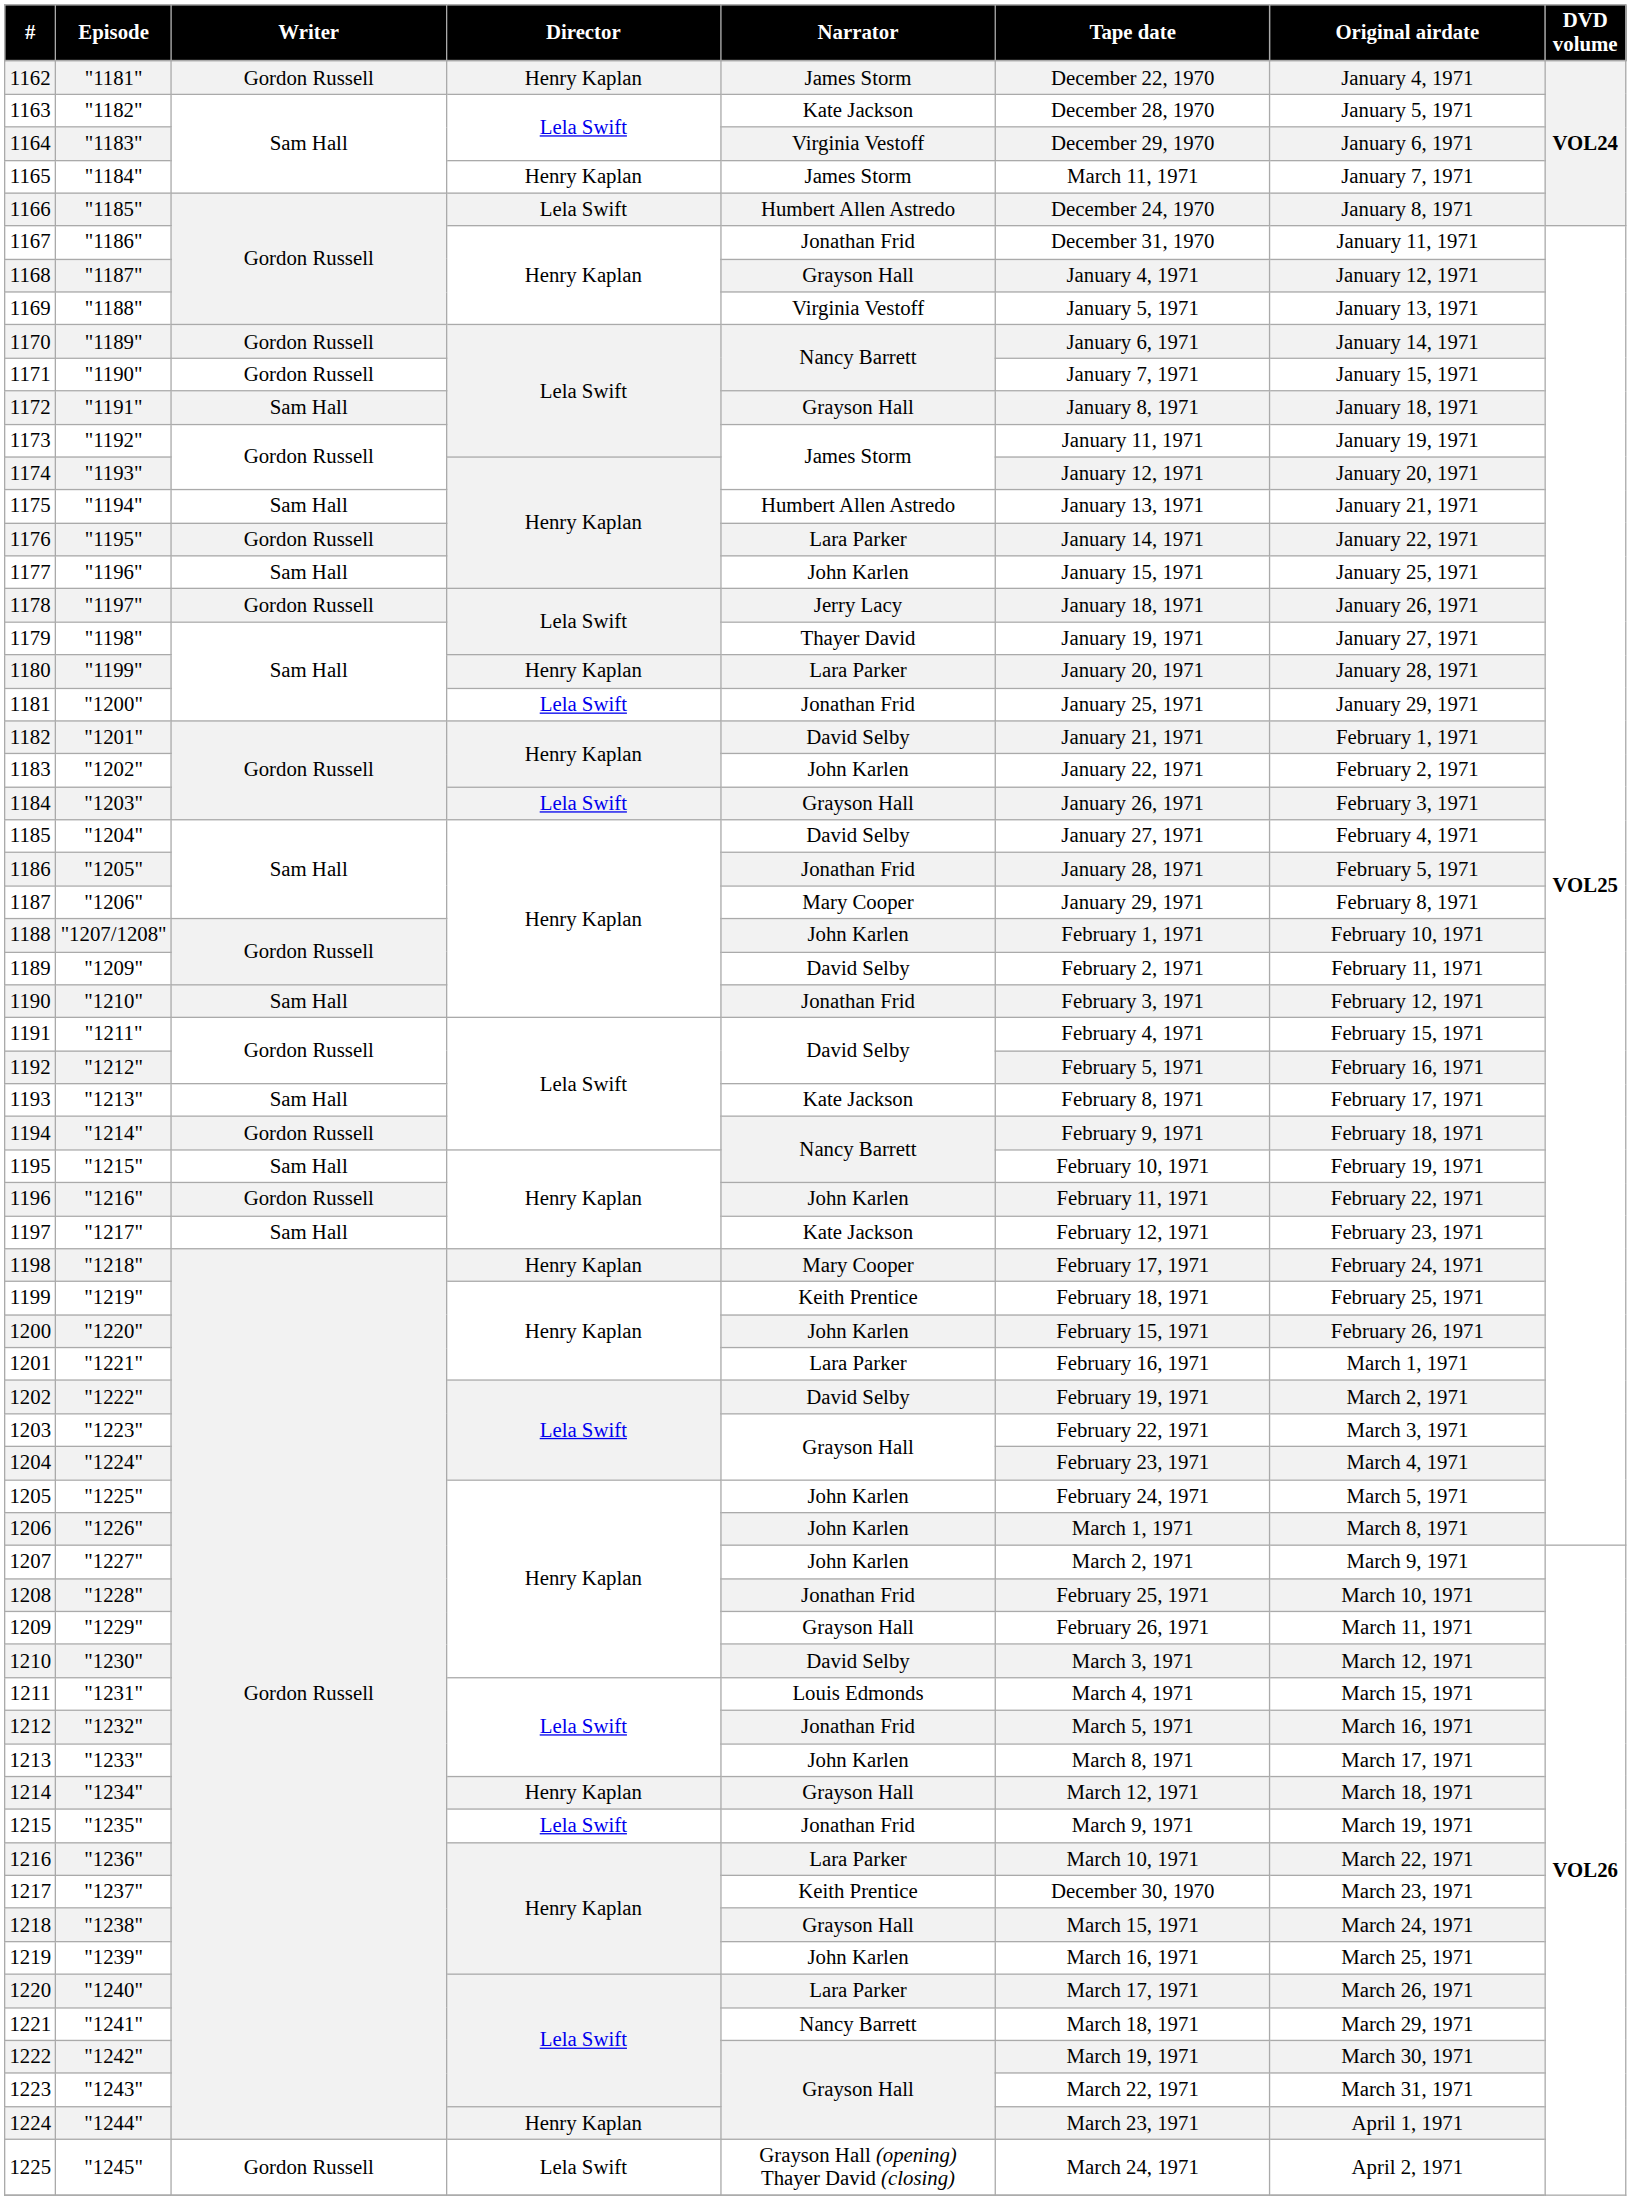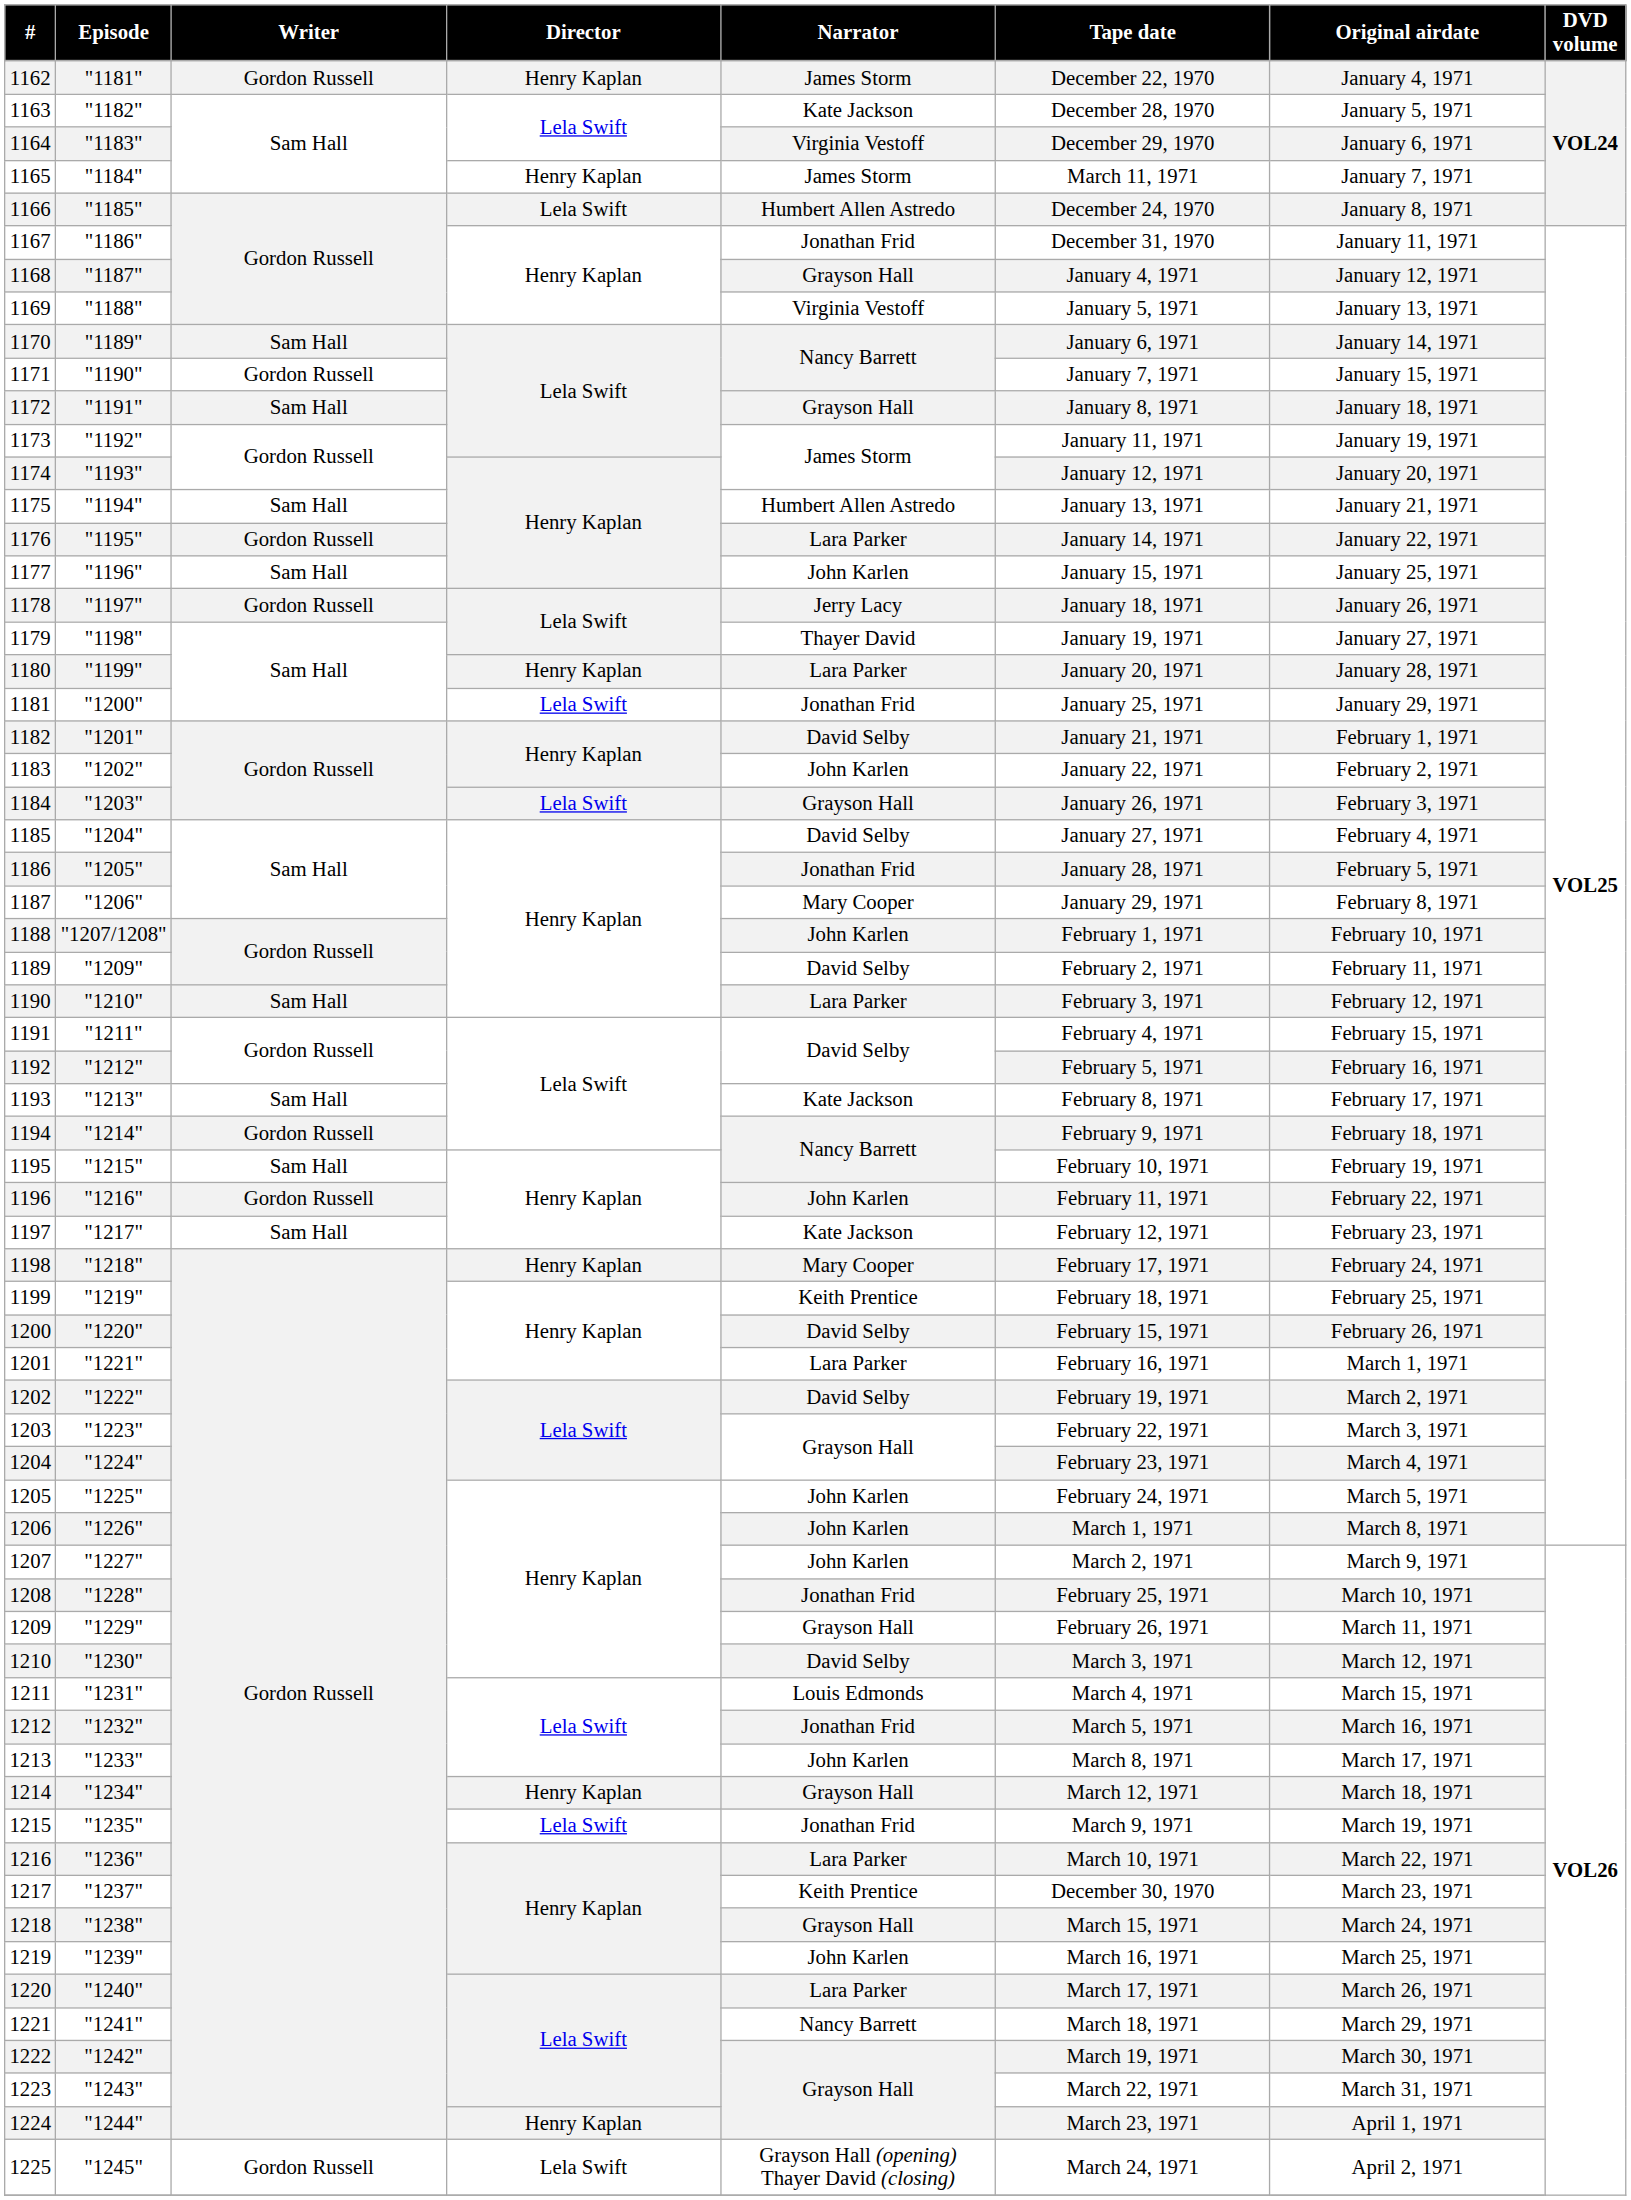(309, 341) Gordon Russell -> (309, 341) Sam Hall
(858, 1001) Jonathan Frid -> (858, 1001) Lara Parker
(858, 1330) John Karlen -> (858, 1330) David Selby
